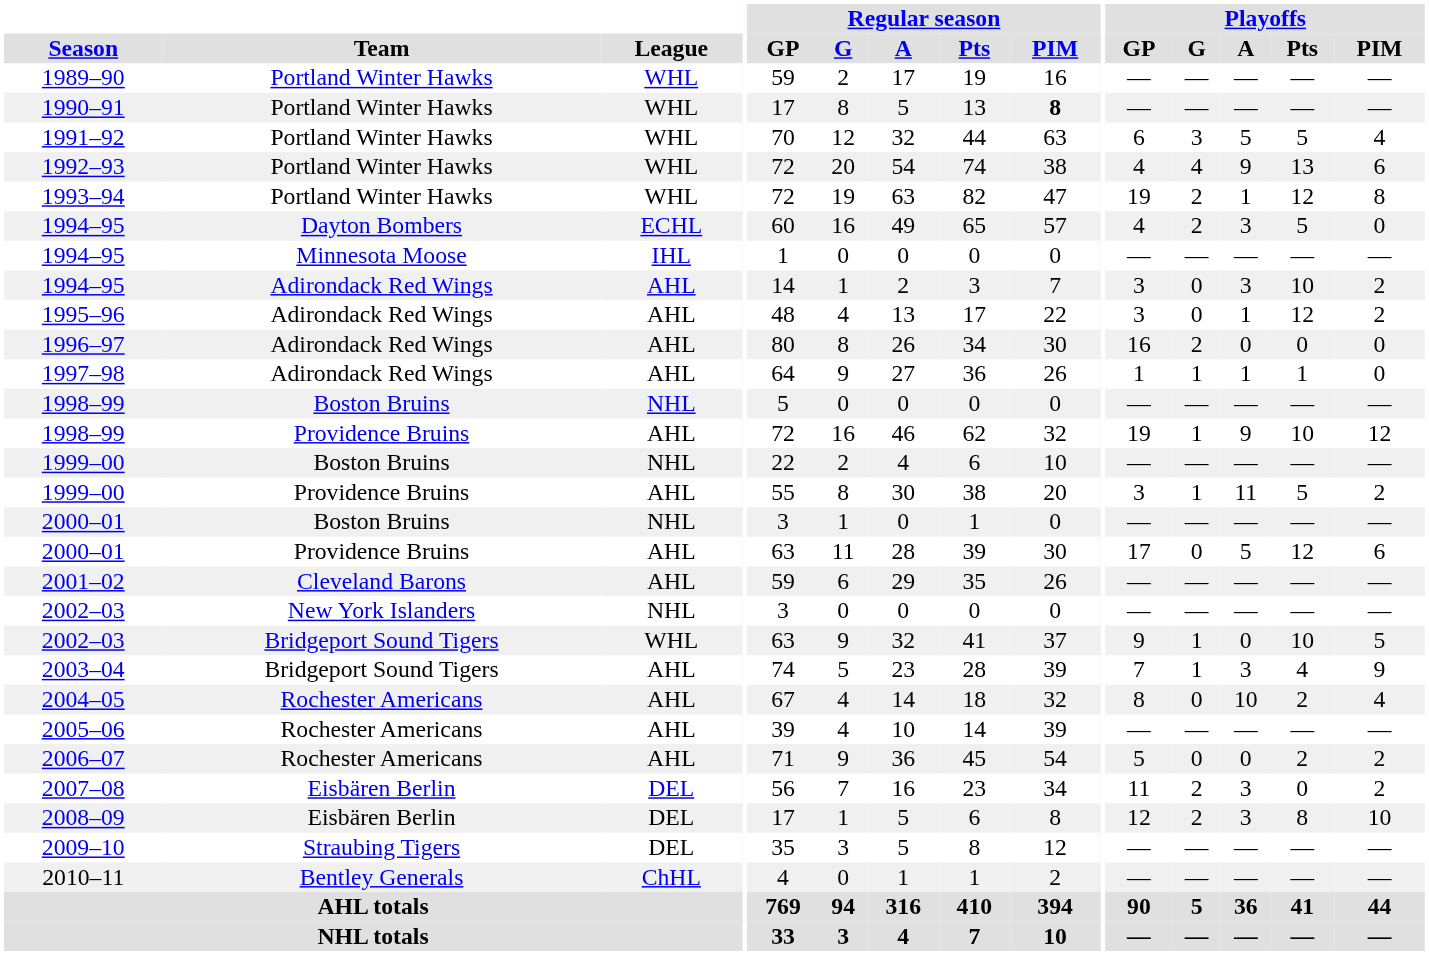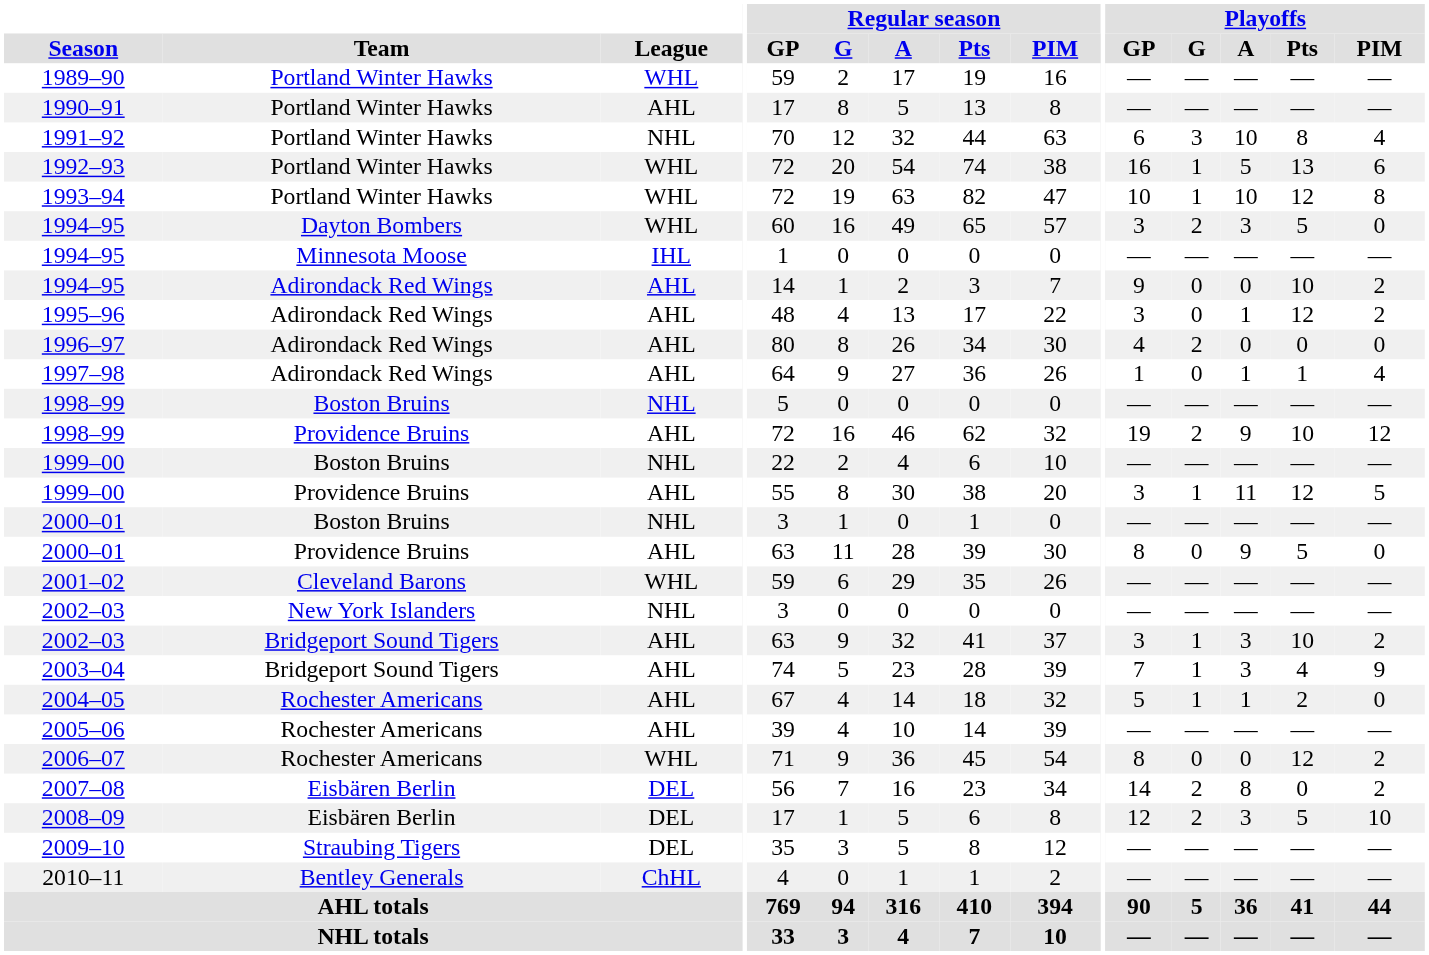(671, 107) WHL -> (671, 107) AHL
(1055, 107) bold -> (1055, 107) normal
(671, 136) WHL -> (671, 136) NHL
(1246, 136) 5 -> (1246, 136) 10
(1302, 136) 5 -> (1302, 136) 8
(1139, 166) 4 -> (1139, 166) 16
(1197, 166) 4 -> (1197, 166) 1
(1246, 166) 9 -> (1246, 166) 5
(1139, 196) 19 -> (1139, 196) 10
(1197, 196) 2 -> (1197, 196) 1
(1246, 196) 1 -> (1246, 196) 10
(671, 225) ECHL -> (671, 225) WHL
(1139, 225) 4 -> (1139, 225) 3
(1139, 284) 3 -> (1139, 284) 9
(1246, 284) 3 -> (1246, 284) 0
(1139, 344) 16 -> (1139, 344) 4
(1197, 373) 1 -> (1197, 373) 0
(1379, 373) 0 -> (1379, 373) 4
(1197, 432) 1 -> (1197, 432) 2
(1302, 492) 5 -> (1302, 492) 12
(1379, 492) 2 -> (1379, 492) 5
(1139, 551) 17 -> (1139, 551) 8
(1246, 551) 5 -> (1246, 551) 9
(1302, 551) 12 -> (1302, 551) 5
(1379, 551) 6 -> (1379, 551) 0
(671, 580) AHL -> (671, 580) WHL
(671, 640) WHL -> (671, 640) AHL
(1139, 640) 9 -> (1139, 640) 3
(1246, 640) 0 -> (1246, 640) 3
(1379, 640) 5 -> (1379, 640) 2
(1139, 699) 8 -> (1139, 699) 5
(1197, 699) 0 -> (1197, 699) 1
(1246, 699) 10 -> (1246, 699) 1
(1379, 699) 4 -> (1379, 699) 0
(671, 758) AHL -> (671, 758) WHL
(1139, 758) 5 -> (1139, 758) 8
(1302, 758) 2 -> (1302, 758) 12
(1139, 788) 11 -> (1139, 788) 14
(1246, 788) 3 -> (1246, 788) 8
(1302, 817) 8 -> (1302, 817) 5
